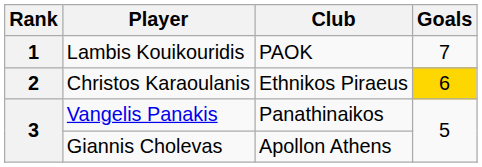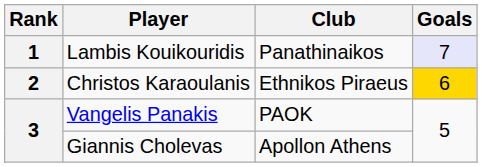(286, 51) PAOK -> (321, 51) Panathinaikos
(445, 51) no background -> (445, 51) lavender background
(321, 114) Panathinaikos -> (286, 114) PAOK
